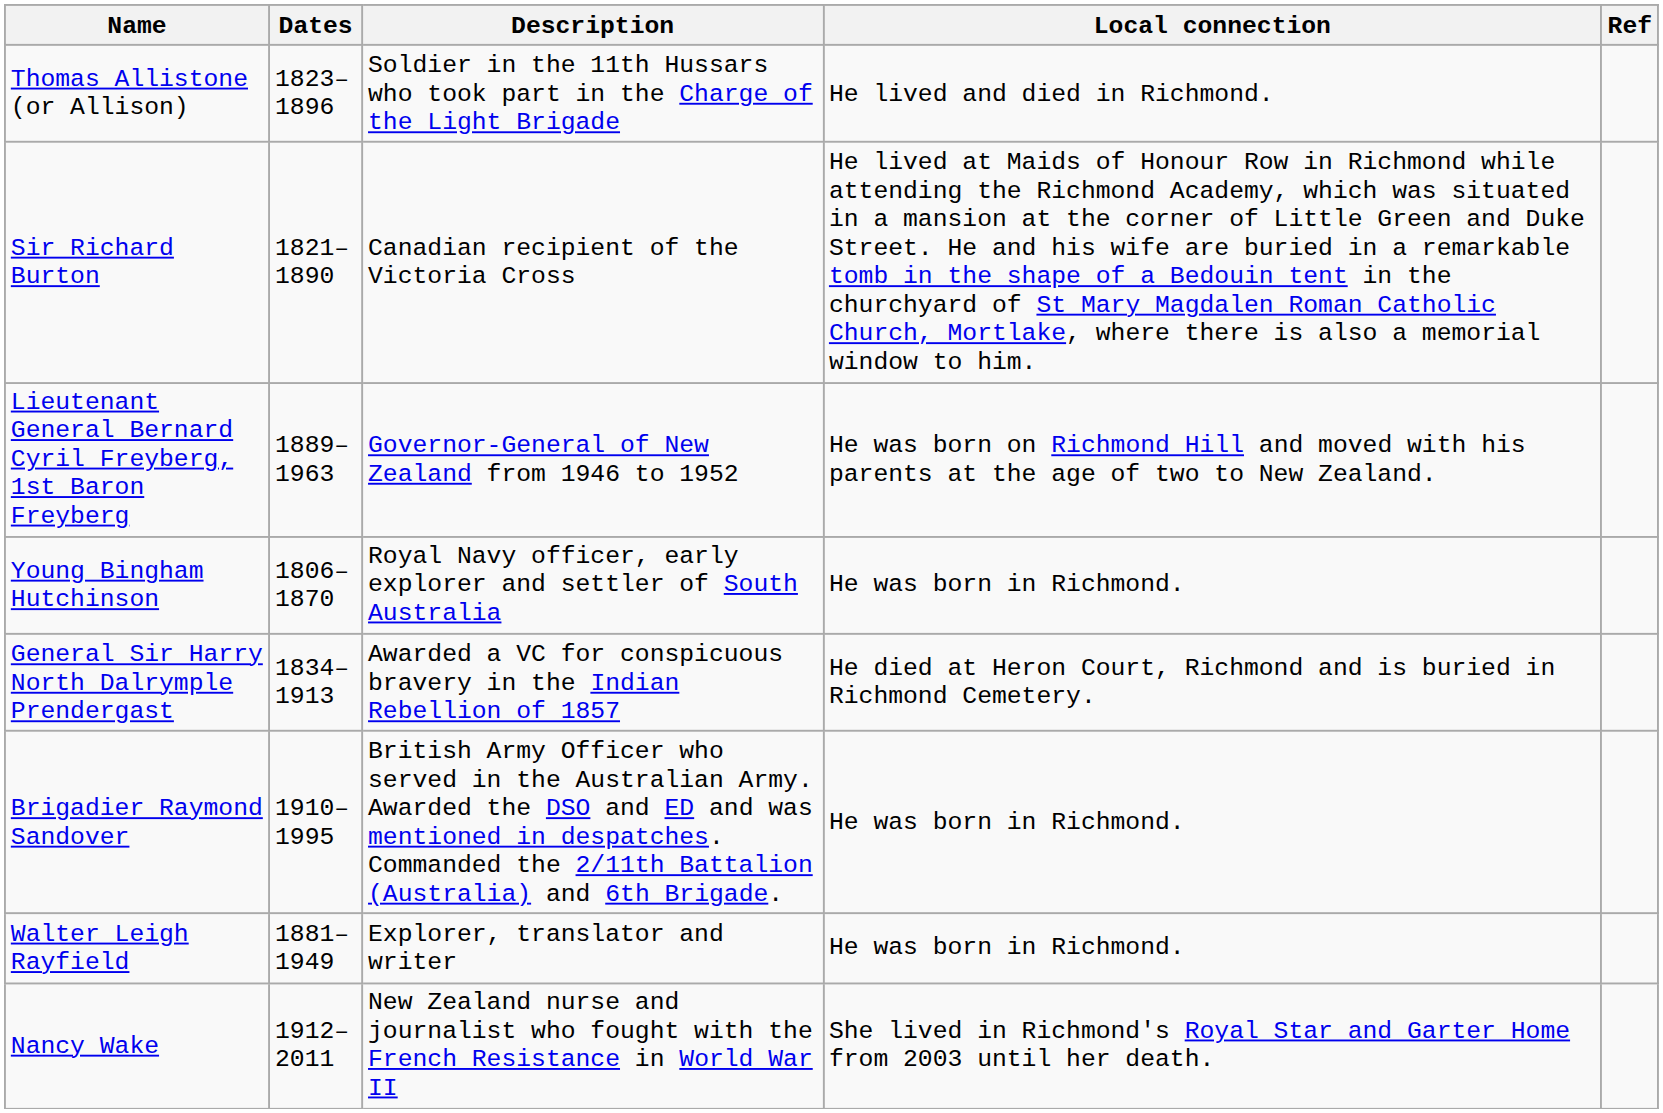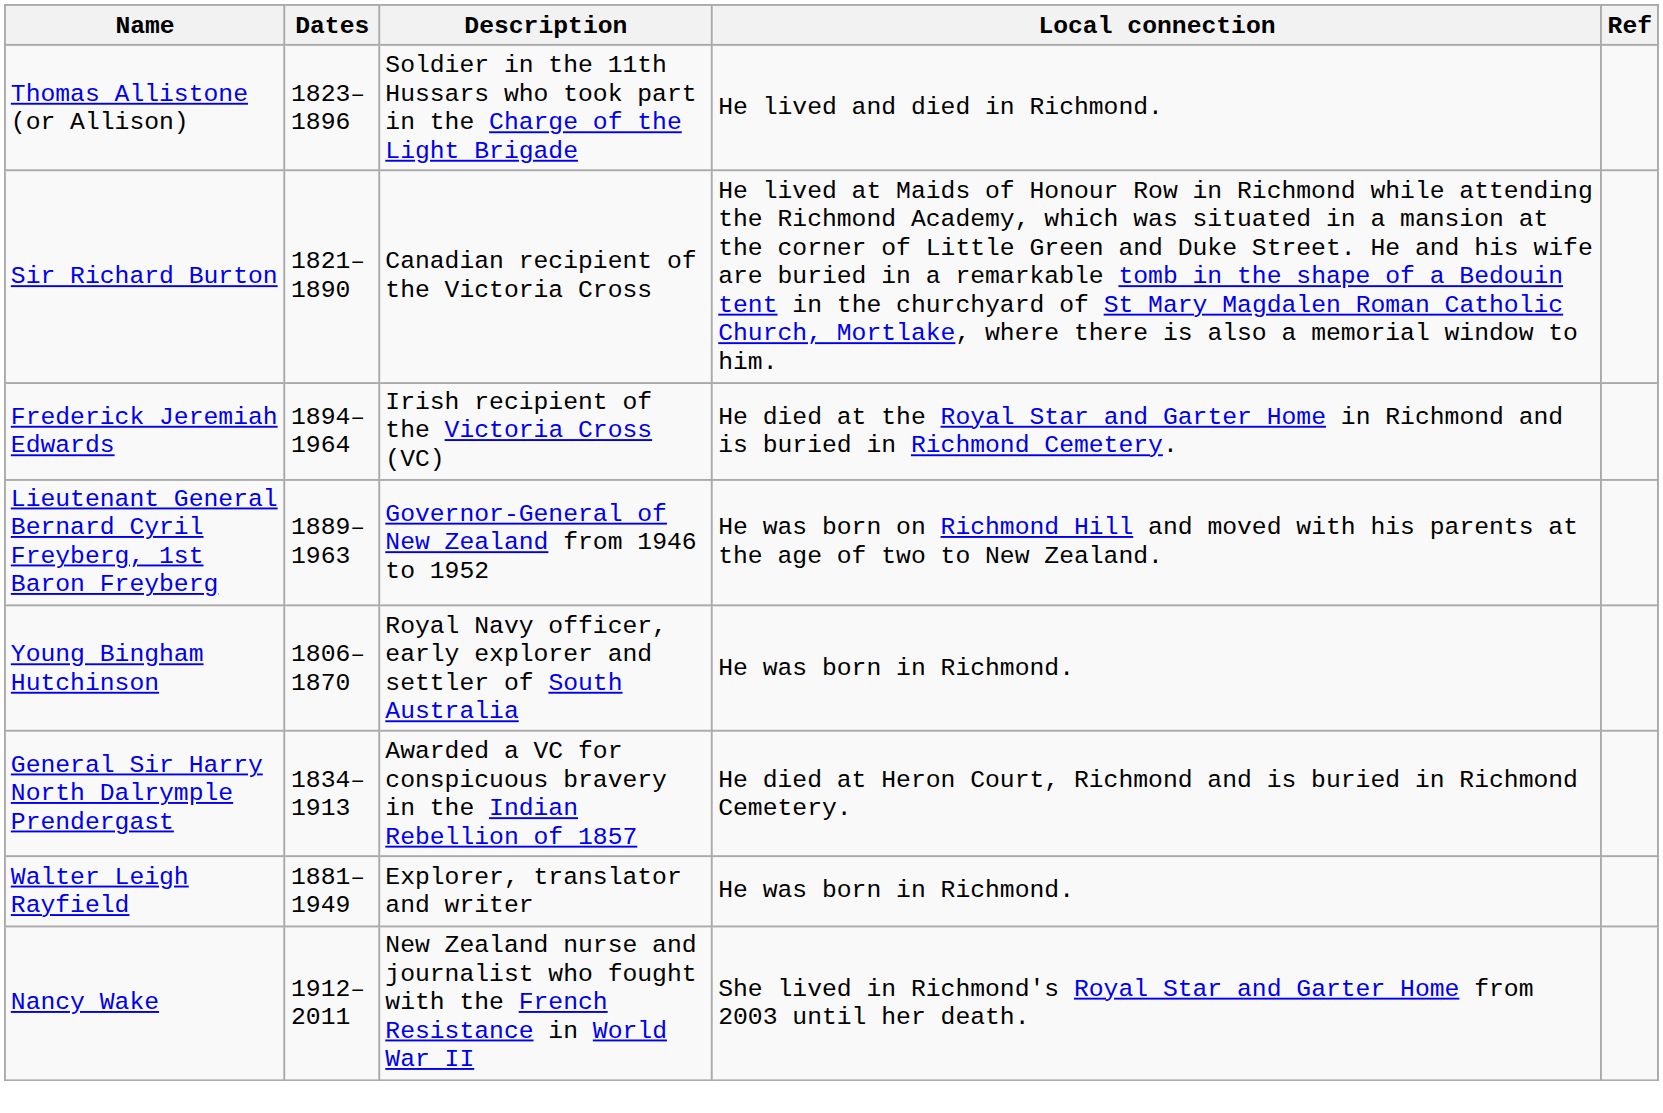+ row: (144, 431)
- row: (137, 822)
